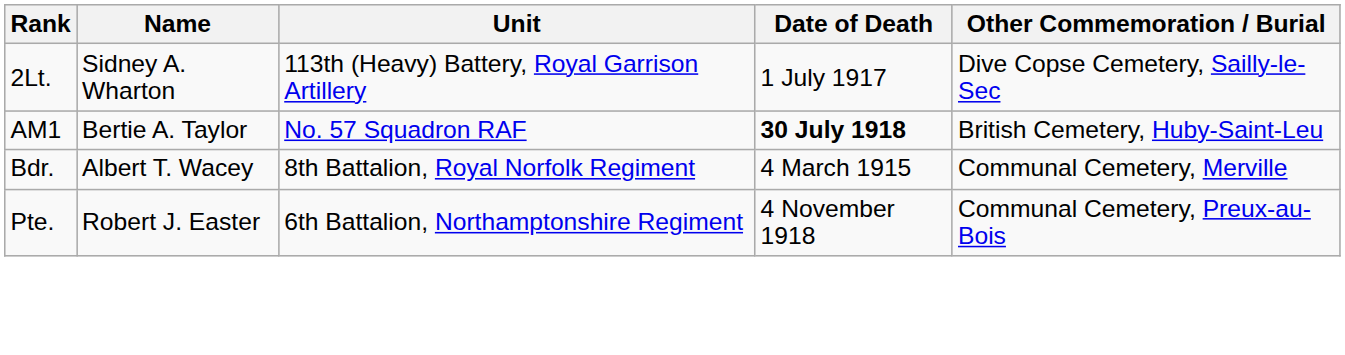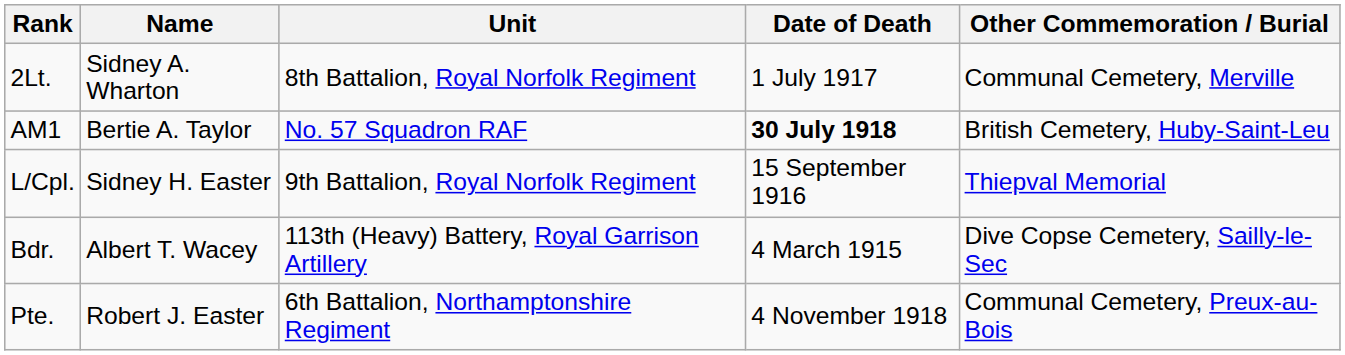(491, 76) 113th (Heavy) Battery, Royal Garrison Artillery -> (490, 76) 8th Battalion, Royal Norfolk Regiment
(1132, 76) Dive Copse Cemetery, Sailly-le-Sec -> (1129, 76) Communal Cemetery, Merville
+ row: (43, 182)
(490, 168) 8th Battalion, Royal Norfolk Regiment -> (492, 249) 113th (Heavy) Battery, Royal Garrison Artillery
(1123, 168) Communal Cemetery, Merville -> (1138, 249) Dive Copse Cemetery, Sailly-le-Sec
